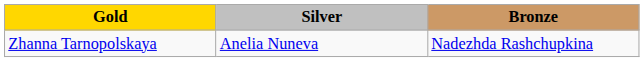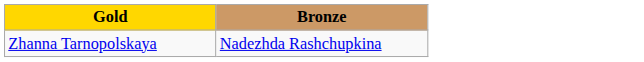- column: (322, 17)
